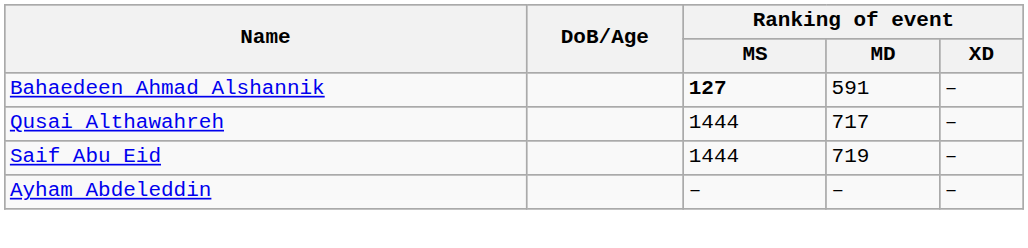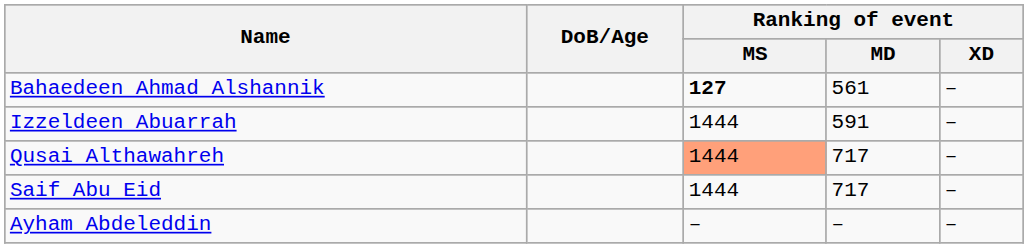(850, 90) 591 -> (850, 90) 561
+ row: (123, 124)
(714, 124) no background -> (714, 158) lightsalmon background
(850, 158) 719 -> (850, 192) 717
